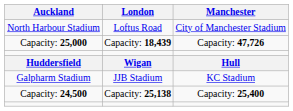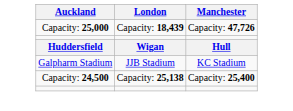- row: (54, 27)
